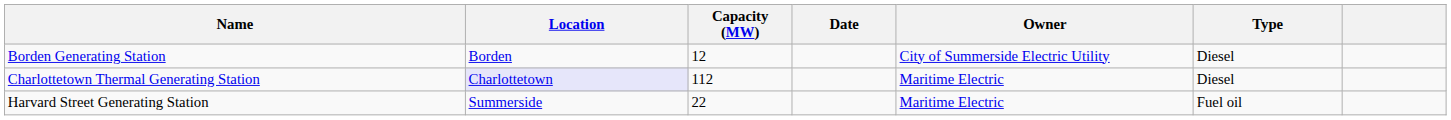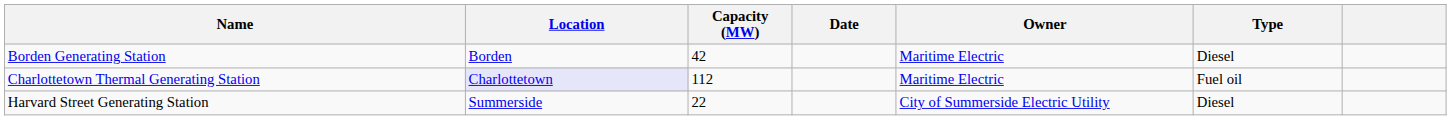(699, 56) 12 -> (699, 56) 42
(1005, 56) City of Summerside Electric Utility -> (952, 56) Maritime Electric
(1216, 79) Diesel -> (1220, 79) Fuel oil
(952, 102) Maritime Electric -> (1005, 102) City of Summerside Electric Utility
(1220, 102) Fuel oil -> (1216, 102) Diesel
